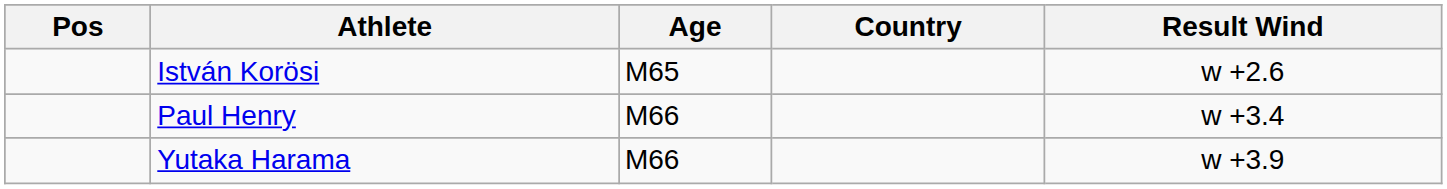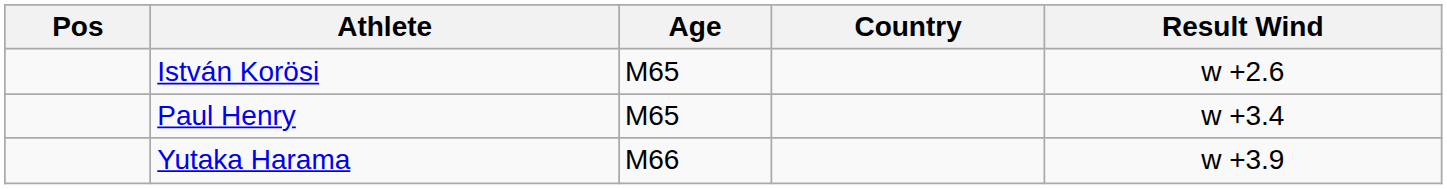(652, 115) M66 -> (652, 115) M65
